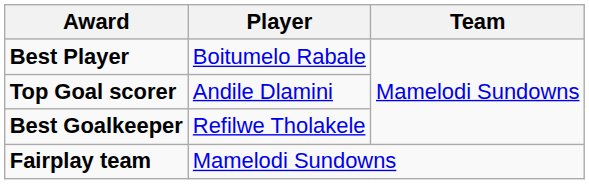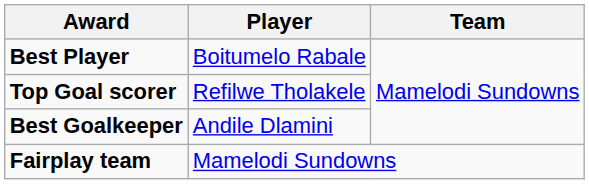(263, 91) Andile Dlamini -> (279, 91) Refilwe Tholakele
(279, 126) Refilwe Tholakele -> (263, 126) Andile Dlamini
